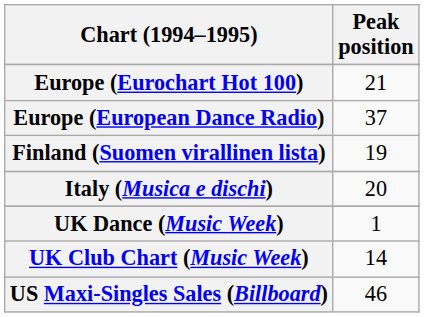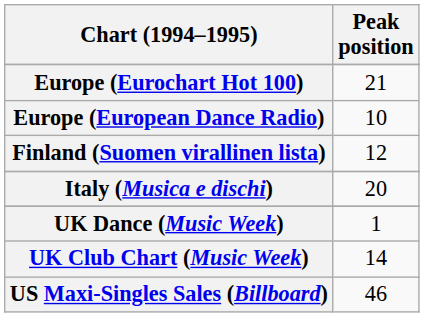(376, 117) 37 -> (376, 117) 10
(376, 152) 19 -> (376, 152) 12
